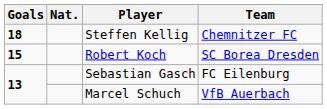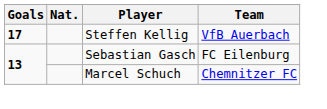(15, 34) 18 -> (15, 34) 17
(249, 34) Chemnitzer FC -> (246, 34) VfB Auerbach
- row: (126, 54)
(246, 94) VfB Auerbach -> (249, 74) Chemnitzer FC
